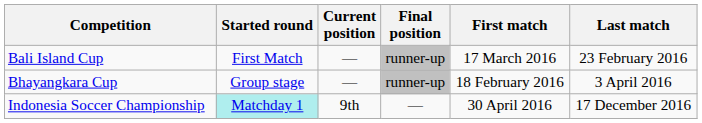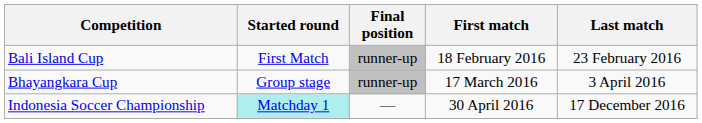- column: (350, 25)
(510, 57) 17 March 2016 -> (491, 57) 18 February 2016
(510, 81) 18 February 2016 -> (491, 81) 17 March 2016
